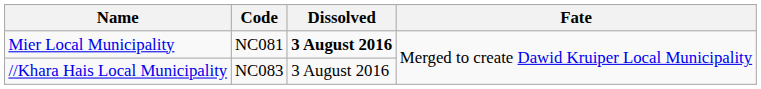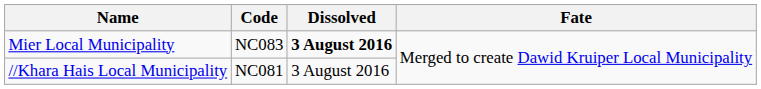(259, 44) NC081 -> (259, 44) NC083
(259, 71) NC083 -> (259, 71) NC081
